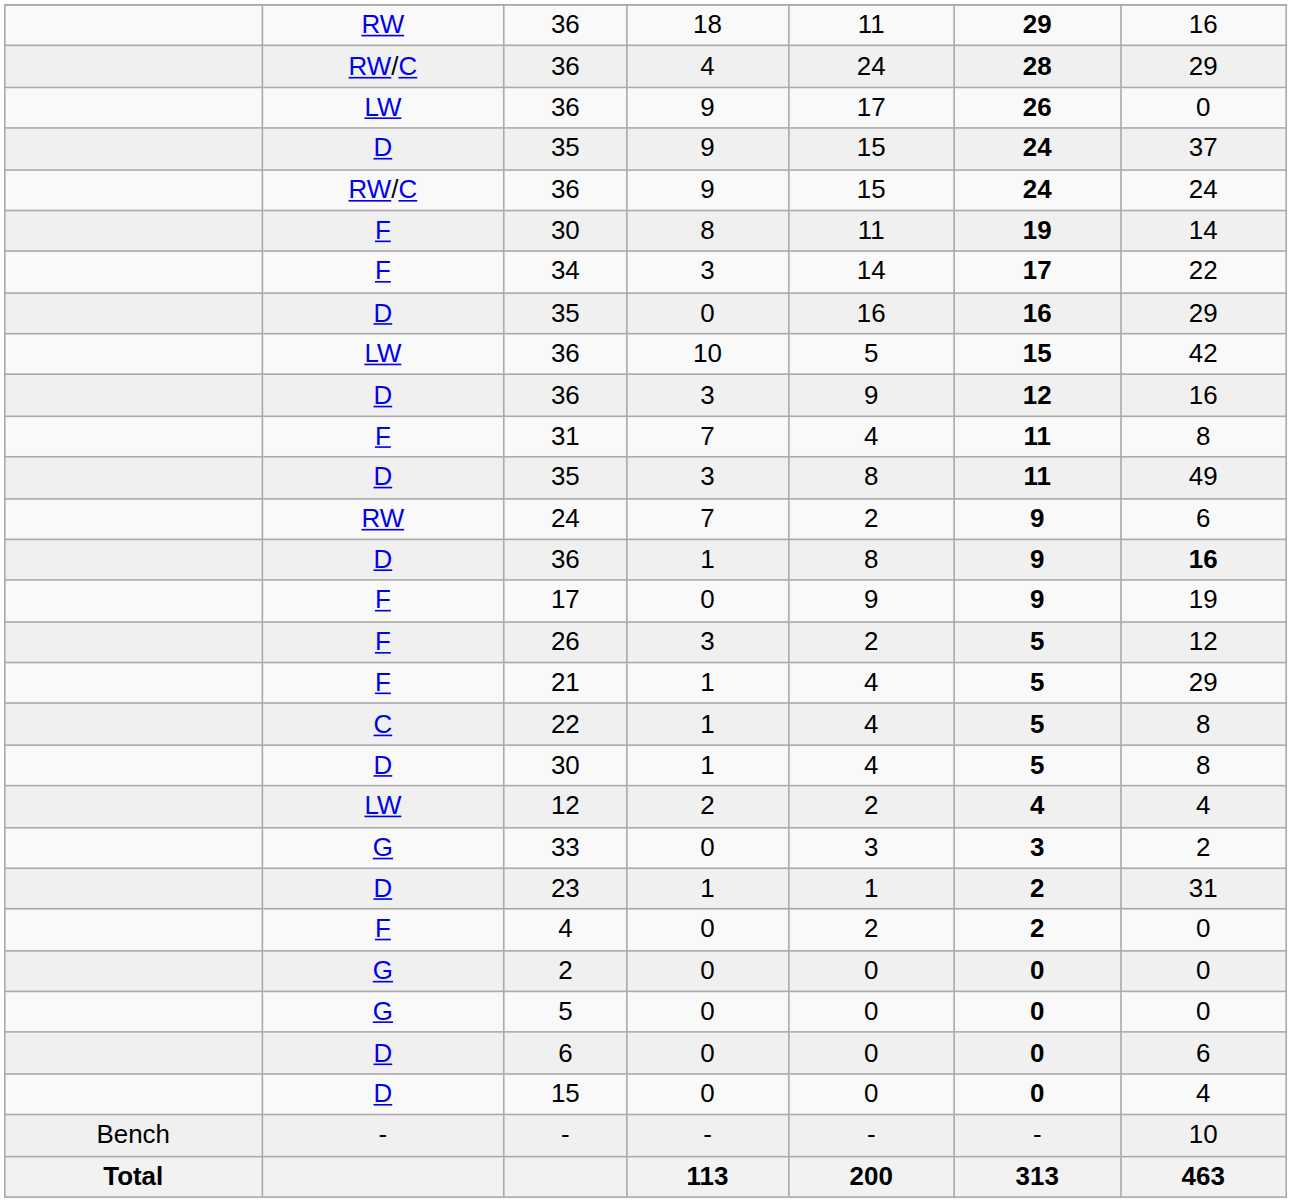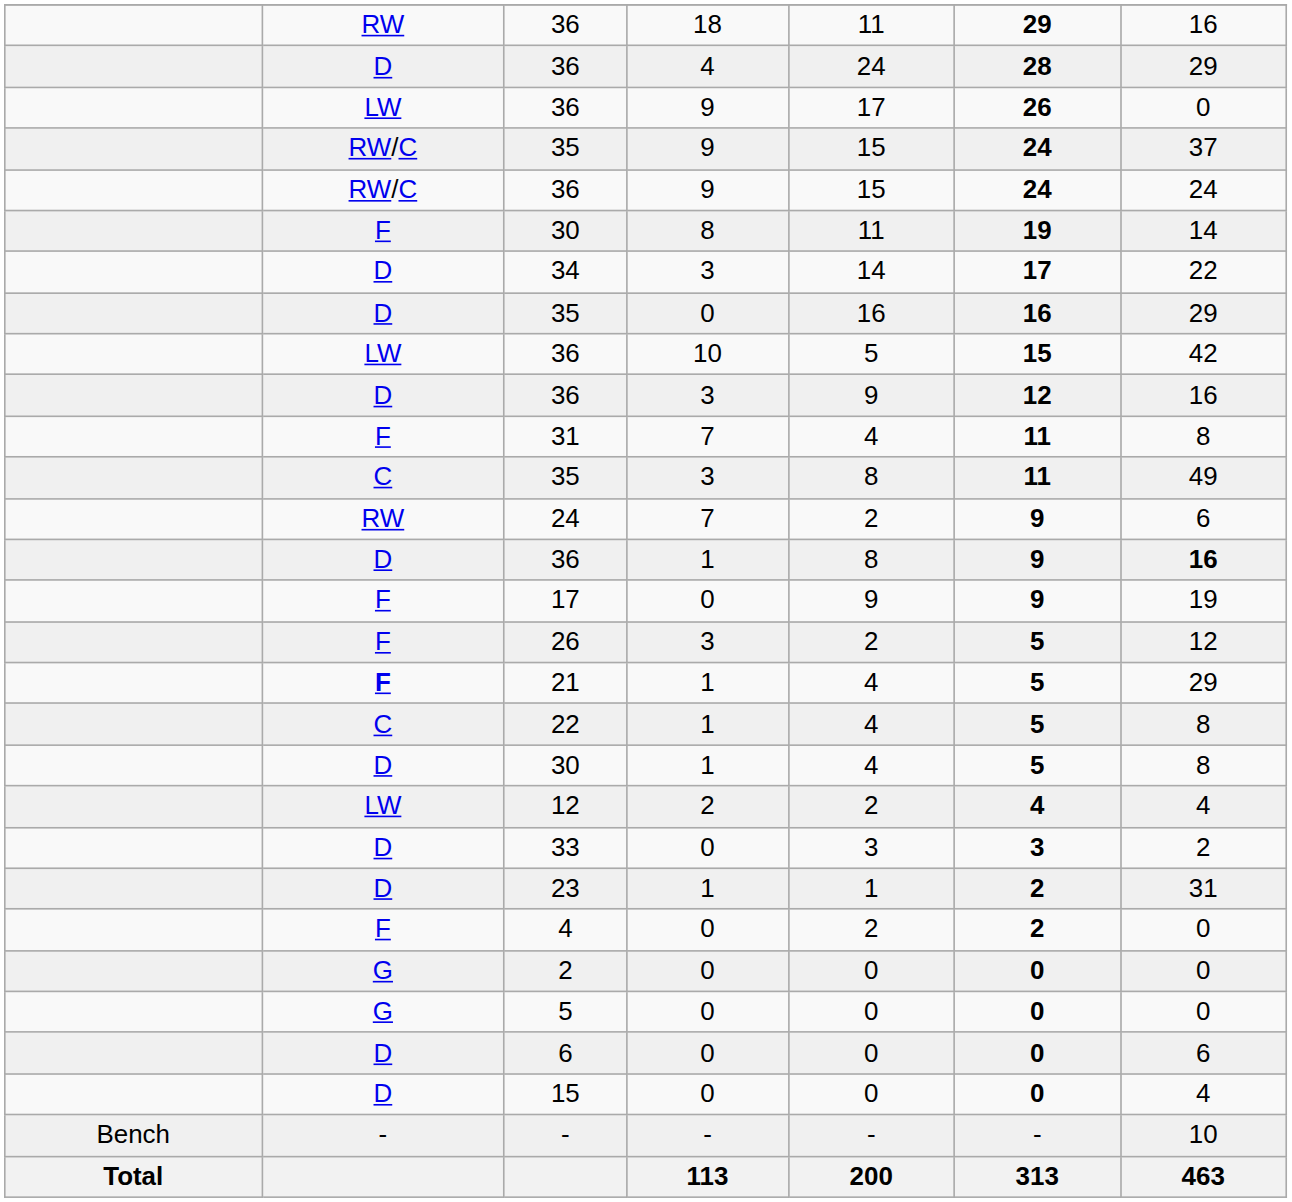(383, 66) RW/C -> (383, 66) D
(383, 148) D -> (383, 148) RW/C
(383, 271) F -> (383, 271) D
(383, 477) D -> (383, 477) C
(383, 682) normal -> (383, 682) bold
(383, 847) G -> (383, 847) D
